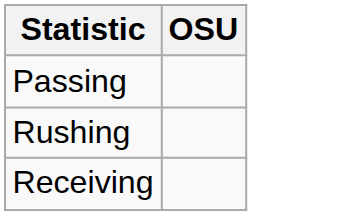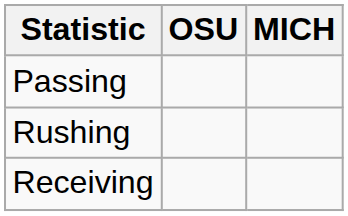+ column: (294, 30)
